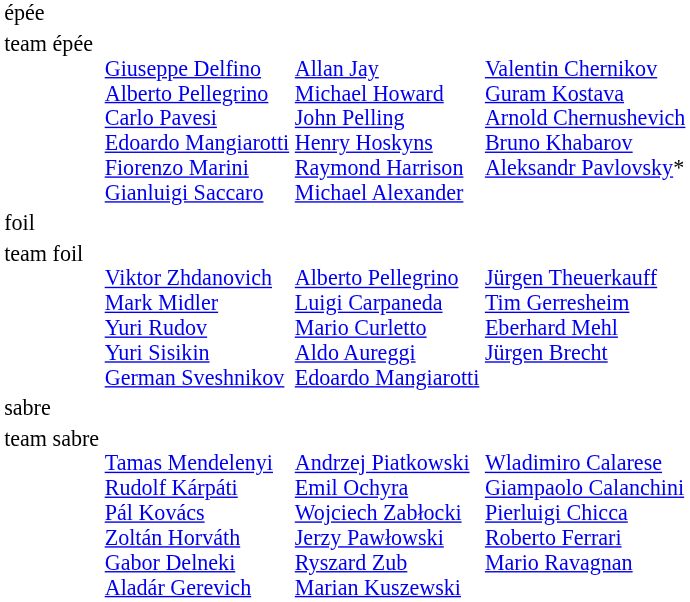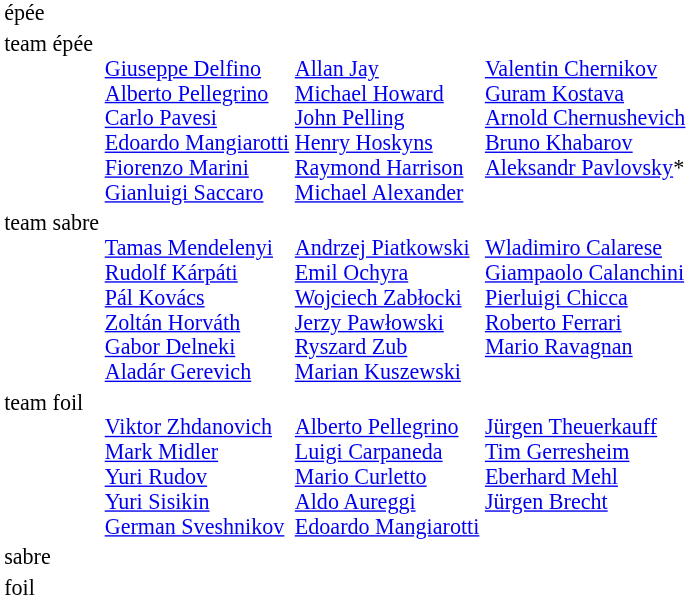rows swapped: (19, 223) <-> (52, 438)
